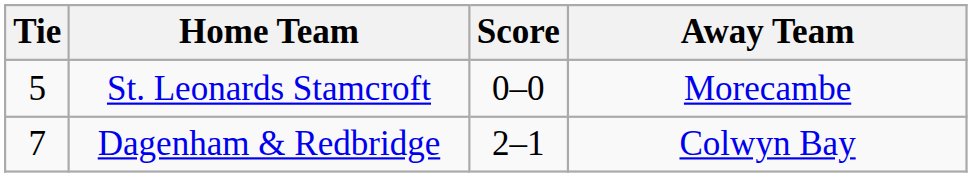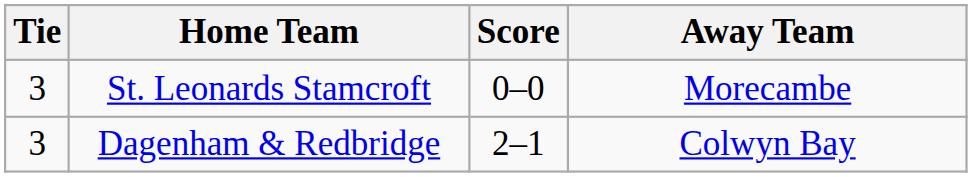(37, 87) 5 -> (37, 87) 3
(37, 143) 7 -> (37, 143) 3
